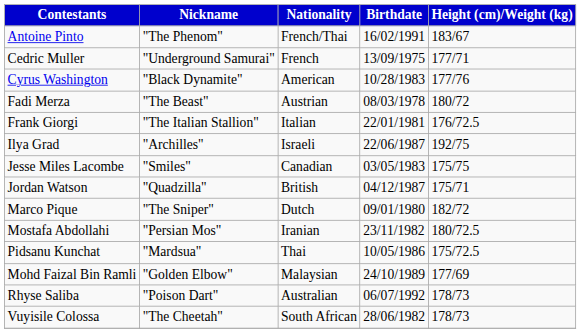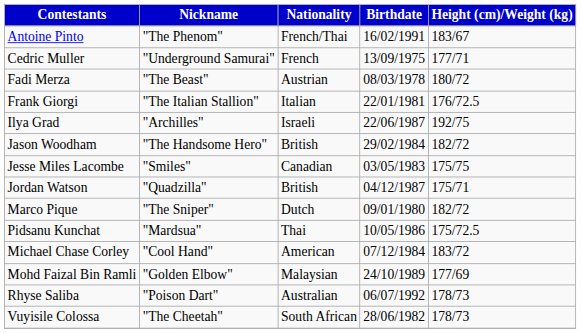- row: (58, 79)
+ row: (52, 144)
- row: (58, 230)
+ row: (68, 252)
